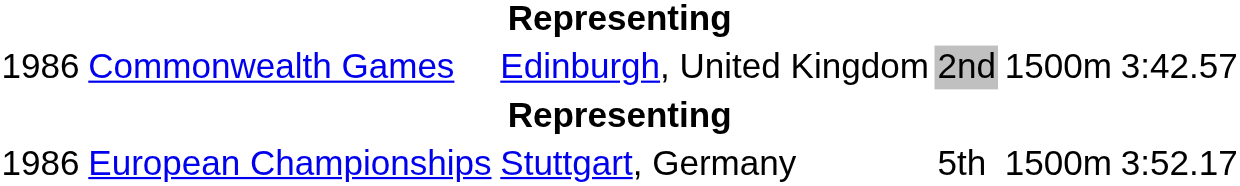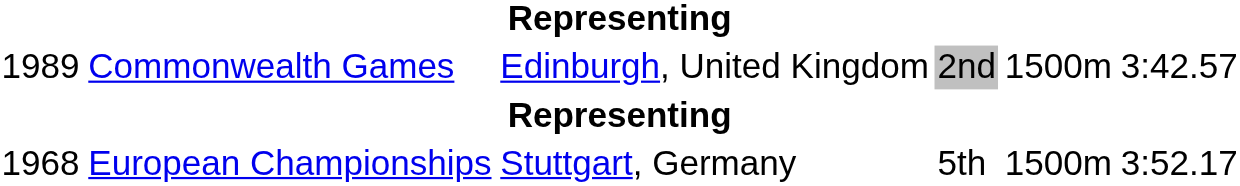(41, 66) 1986 -> (41, 66) 1989
(41, 163) 1986 -> (41, 163) 1968
